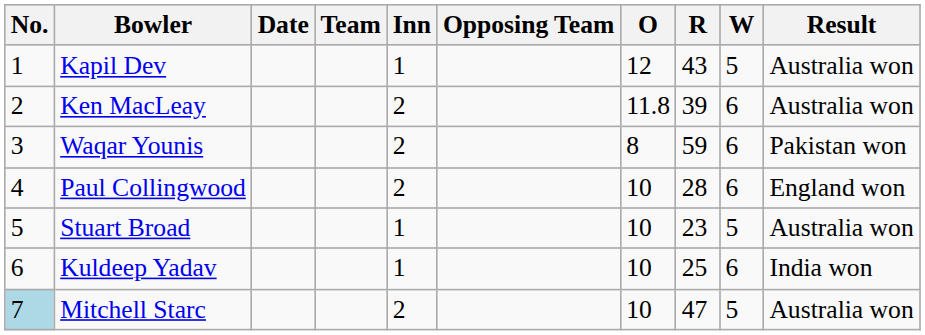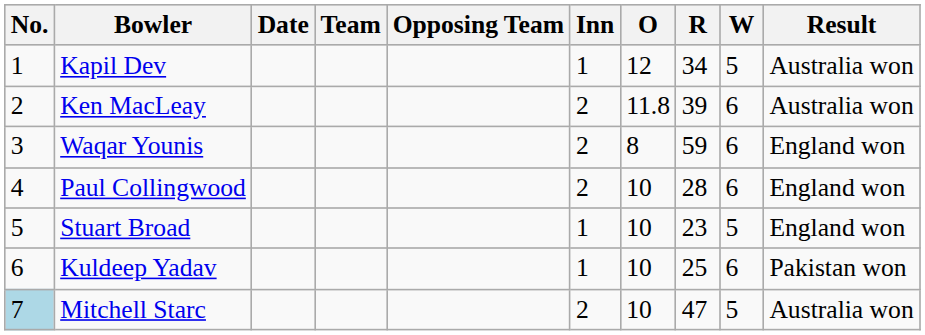columns swapped: (529, 24) <-> (412, 24)
(695, 65) 43 -> (695, 65) 34
(838, 146) Pakistan won -> (837, 146) England won
(842, 227) Australia won -> (837, 227) England won
(821, 268) India won -> (838, 268) Pakistan won
